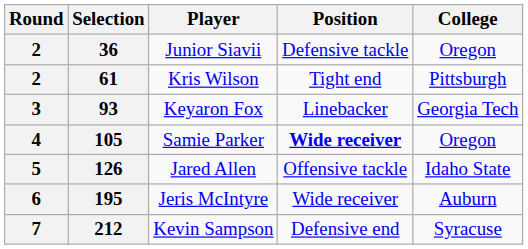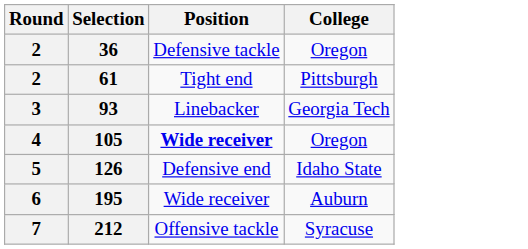- column: (213, 19)
(345, 169) Offensive tackle -> (216, 169) Defensive end
(345, 229) Defensive end -> (216, 229) Offensive tackle
